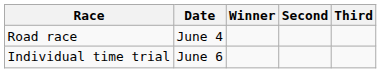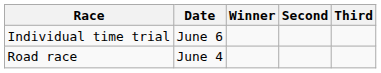rows swapped: (42, 36) <-> (89, 57)
